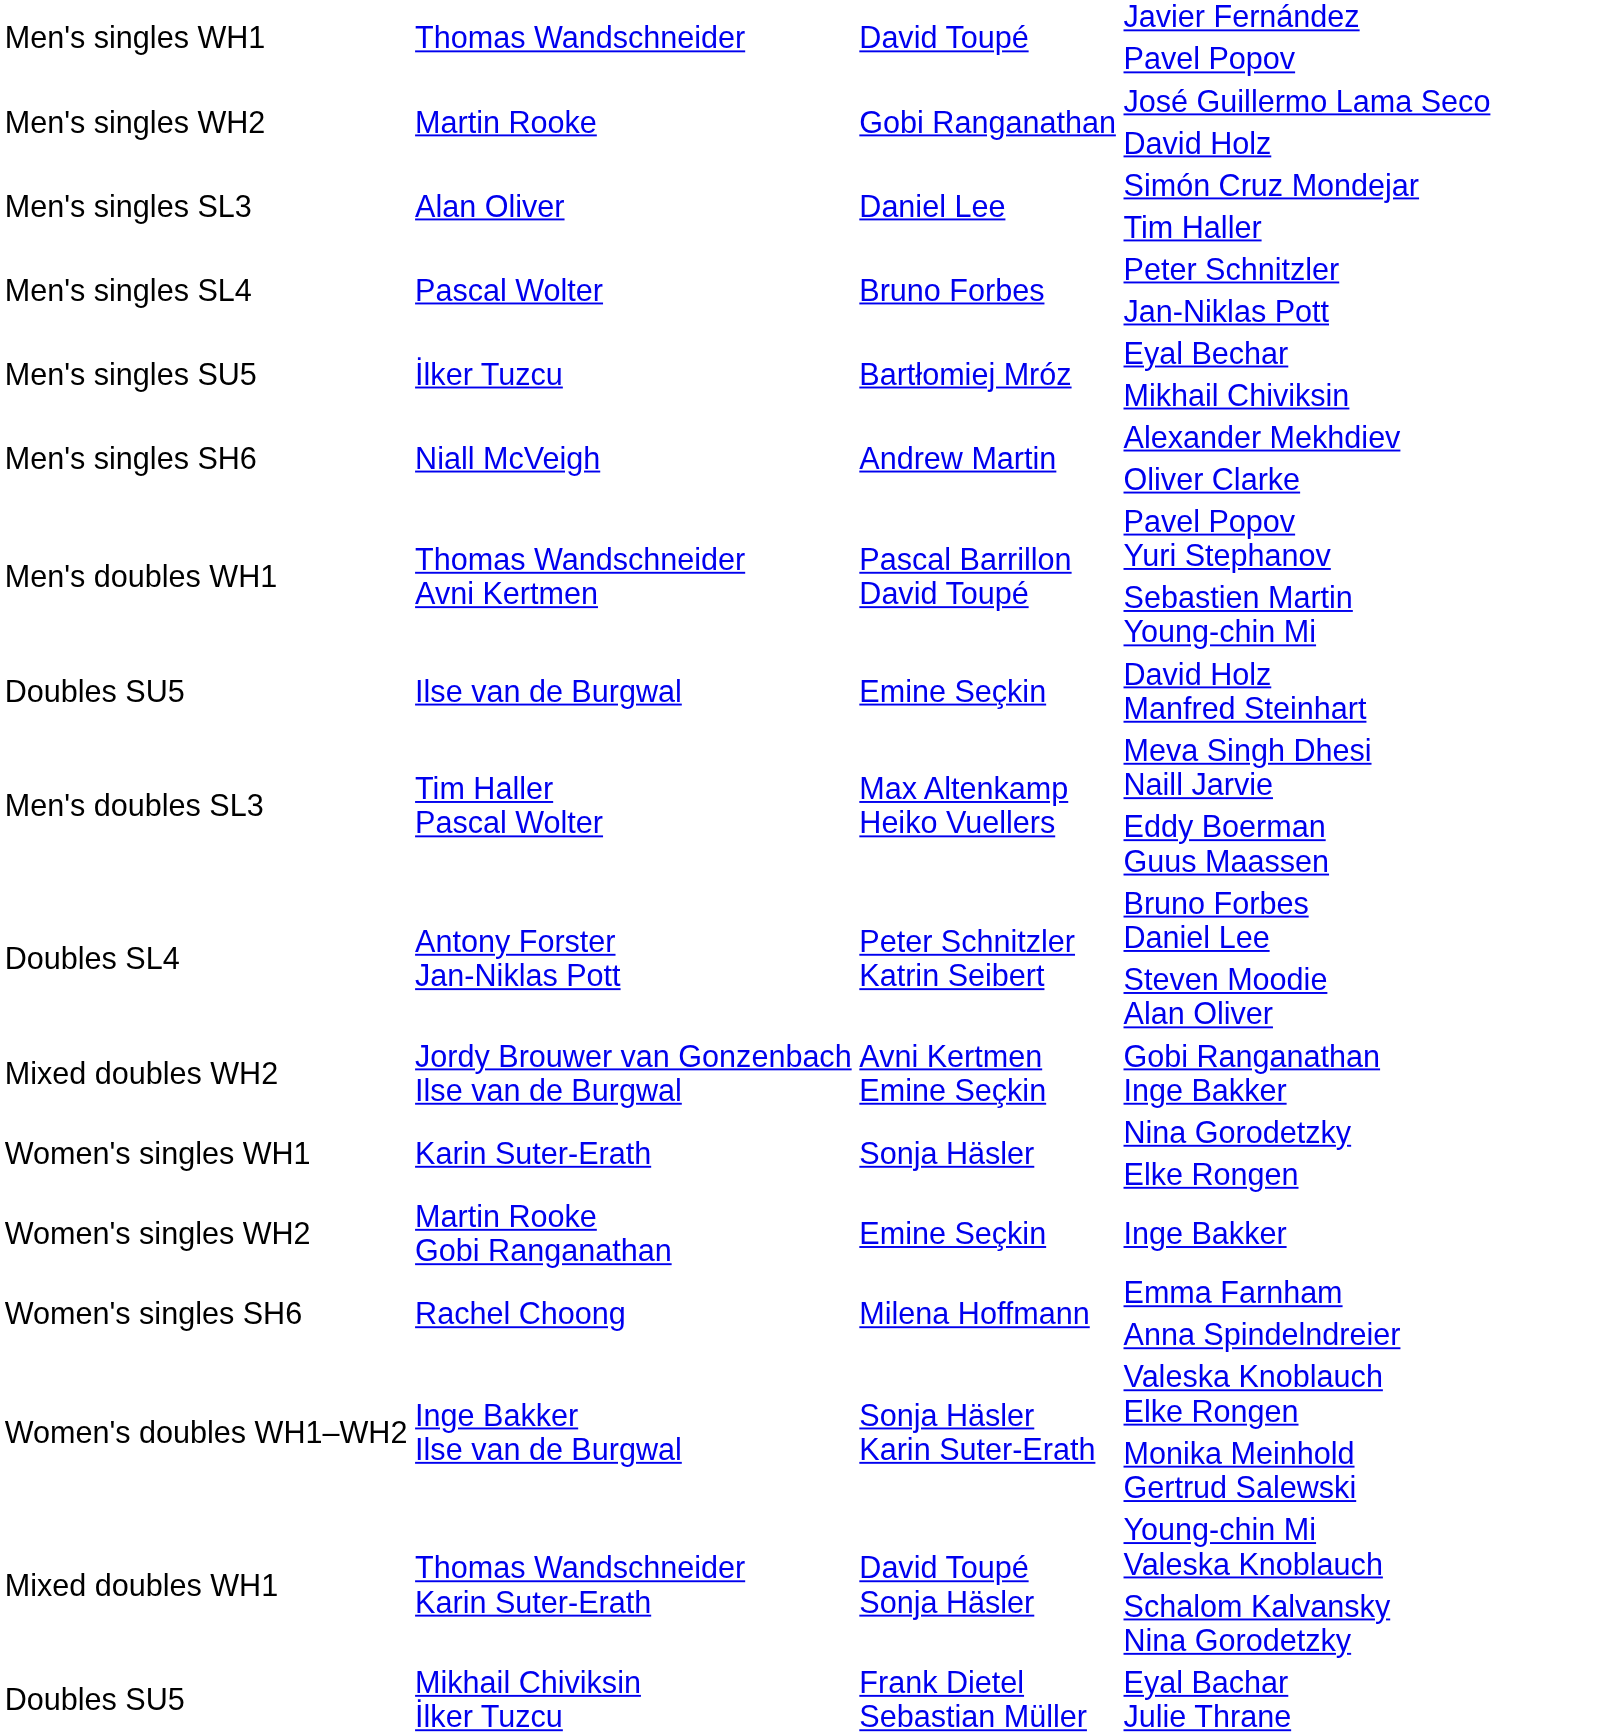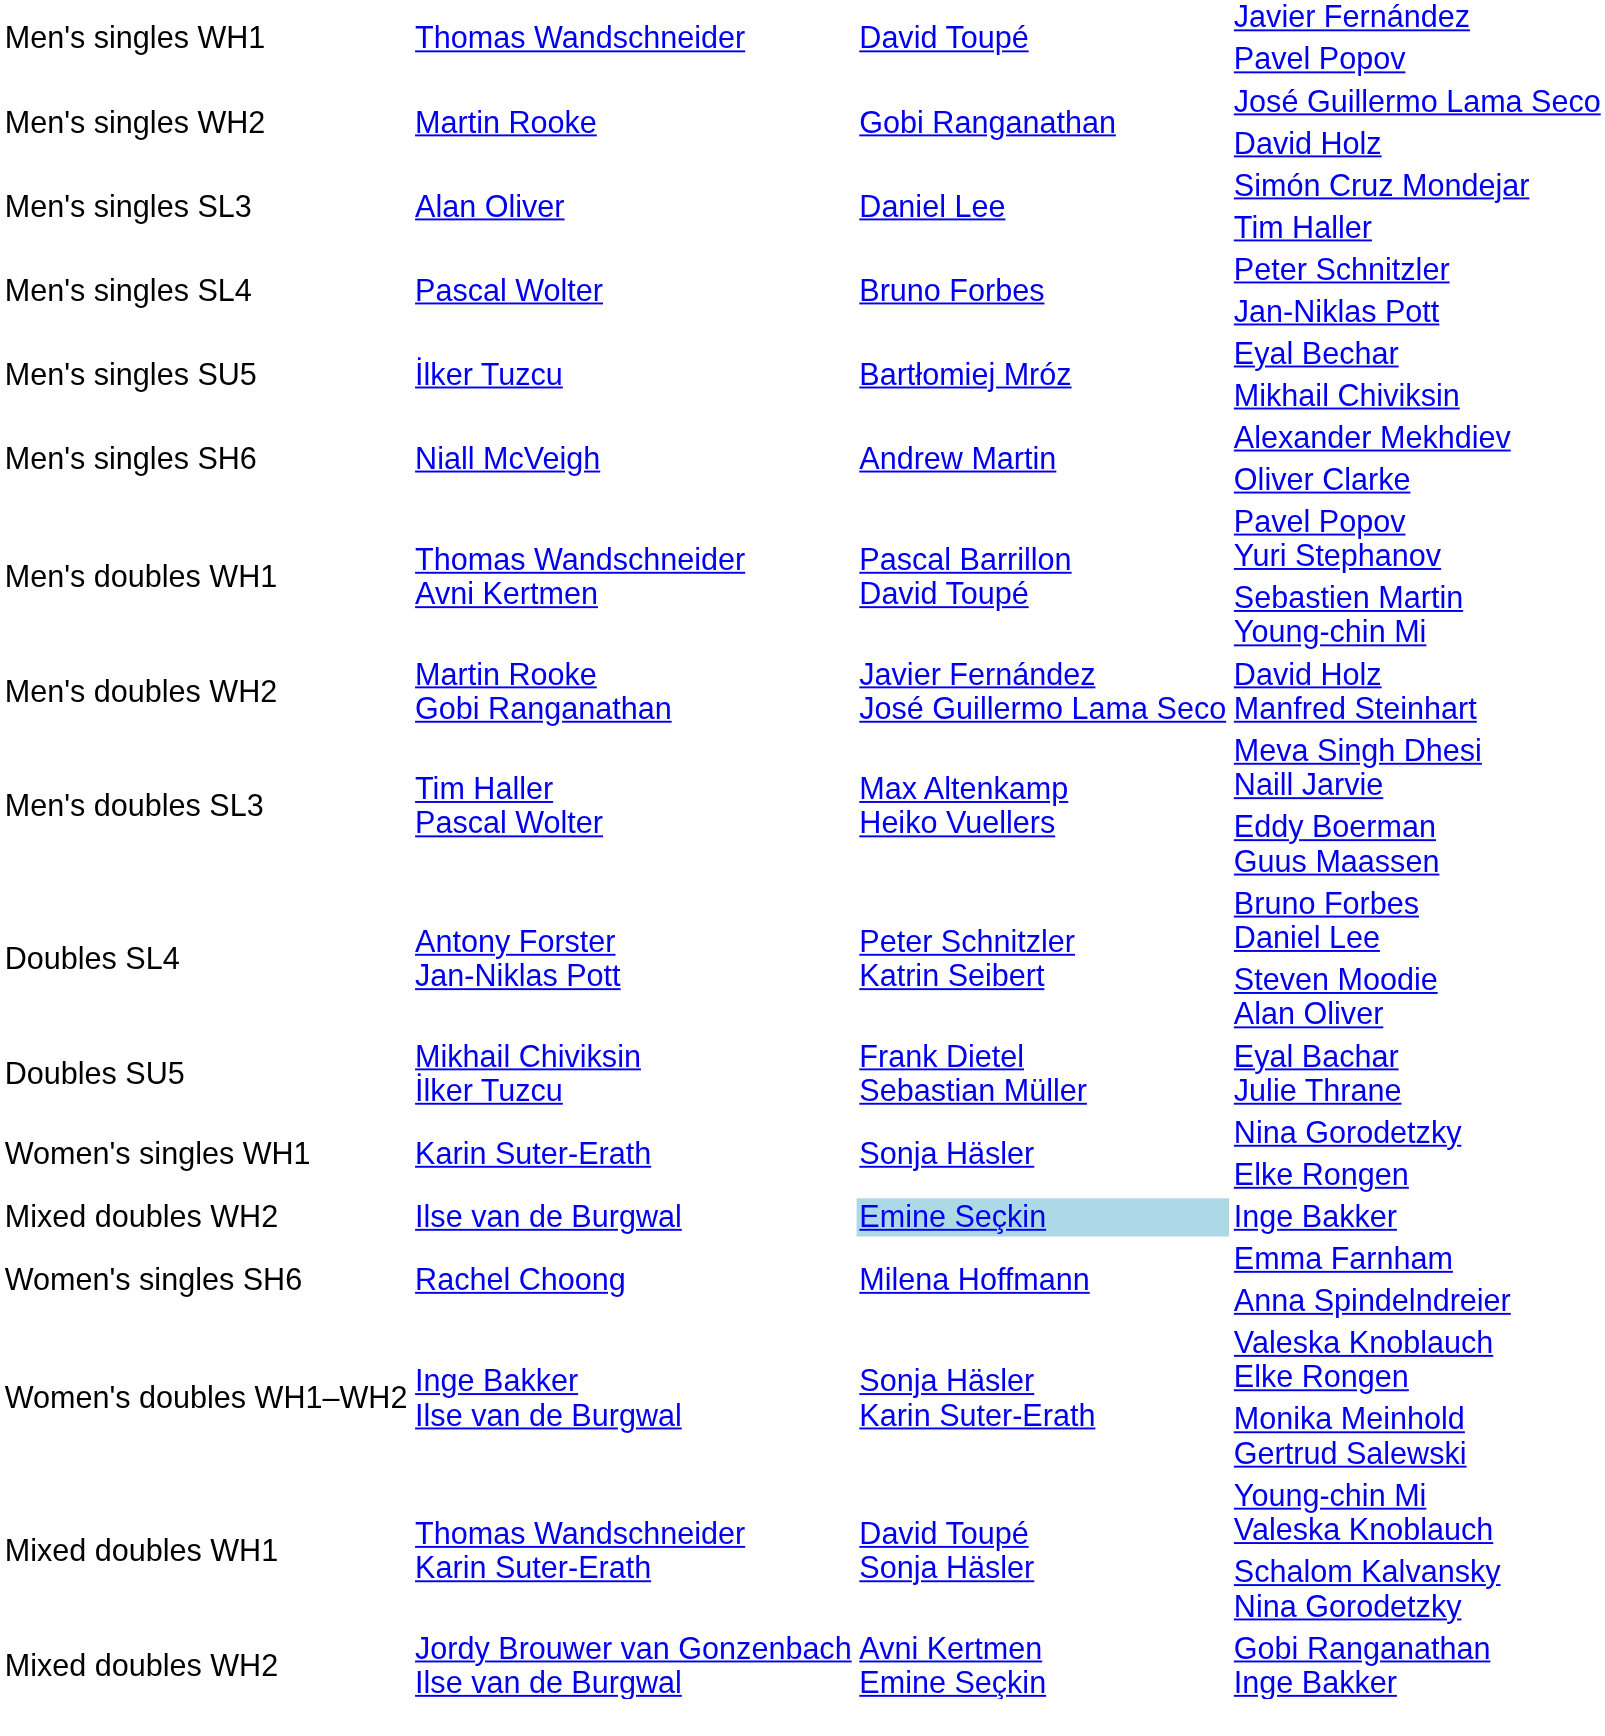(95, 691) Doubles SU5 -> (141, 691) Men's doubles WH2
(548, 691) Ilse van de Burgwal -> (543, 691) Martin Rooke Gobi Ranganathan
(953, 691) Emine Seçkin -> (1043, 691) Javier Fernández José Guillermo Lama Seco
rows swapped: (1207, 1700) <-> (1252, 1073)
(158, 1234) Women's singles WH2 -> (141, 1216) Mixed doubles WH2
(543, 1234) Martin Rooke Gobi Ranganathan -> (548, 1216) Ilse van de Burgwal
(953, 1234) no background -> (953, 1216) lightblue background
